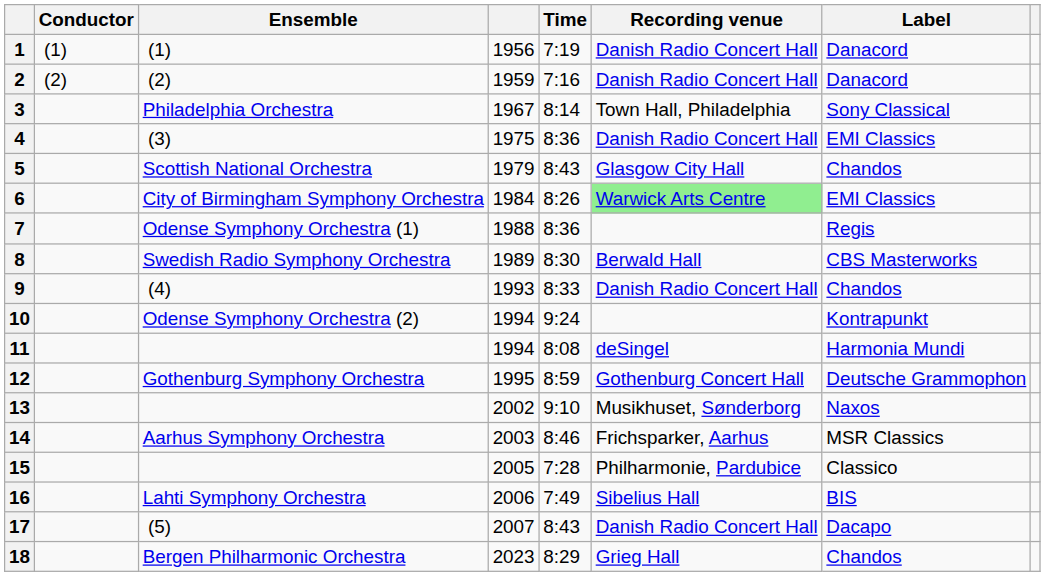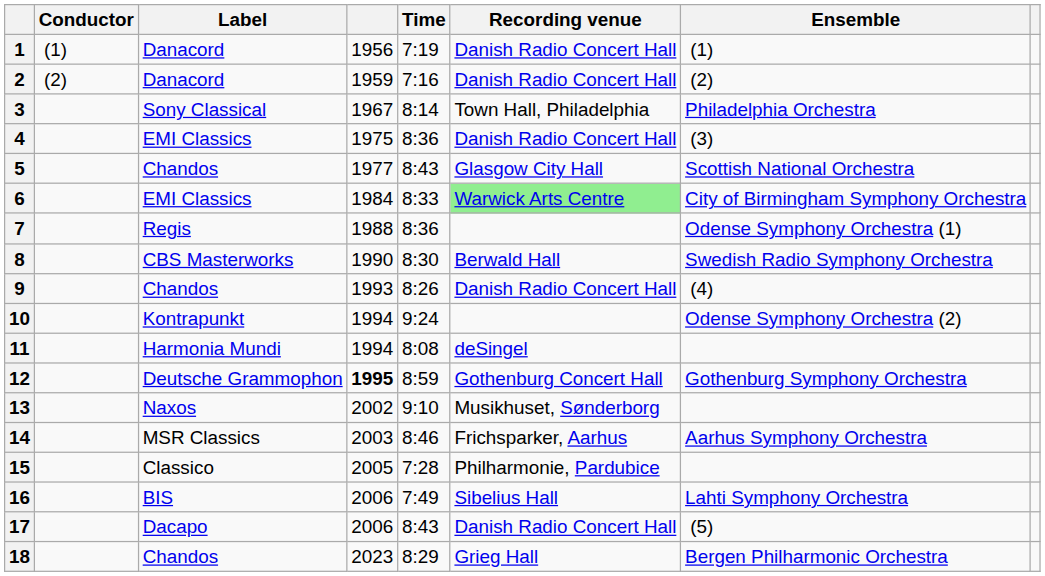columns swapped: (313, 20) <-> (926, 20)
(514, 169) 1979 -> (372, 169) 1977
(562, 199) 8:26 -> (420, 199) 8:33
(514, 258) 1989 -> (372, 258) 1990
(562, 288) 8:33 -> (420, 288) 8:26
(514, 378) normal -> (372, 378) bold
(514, 527) 2007 -> (372, 527) 2006
